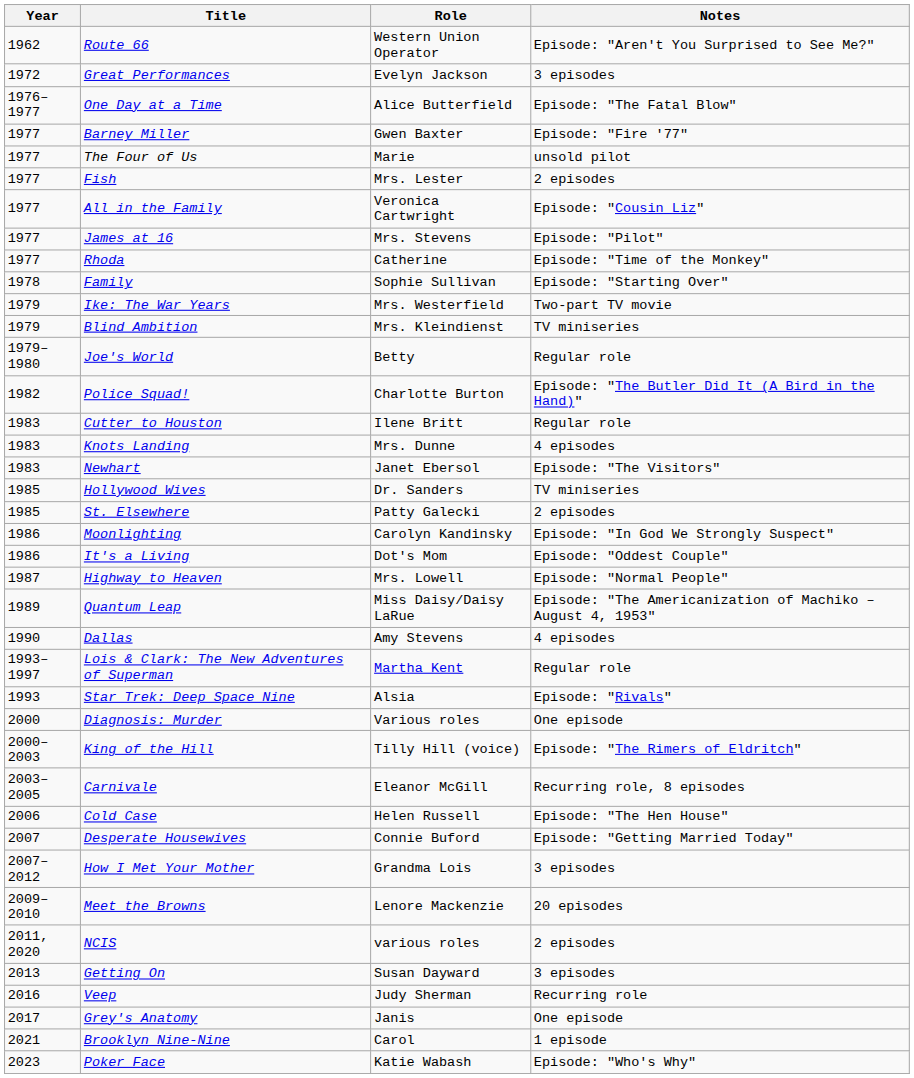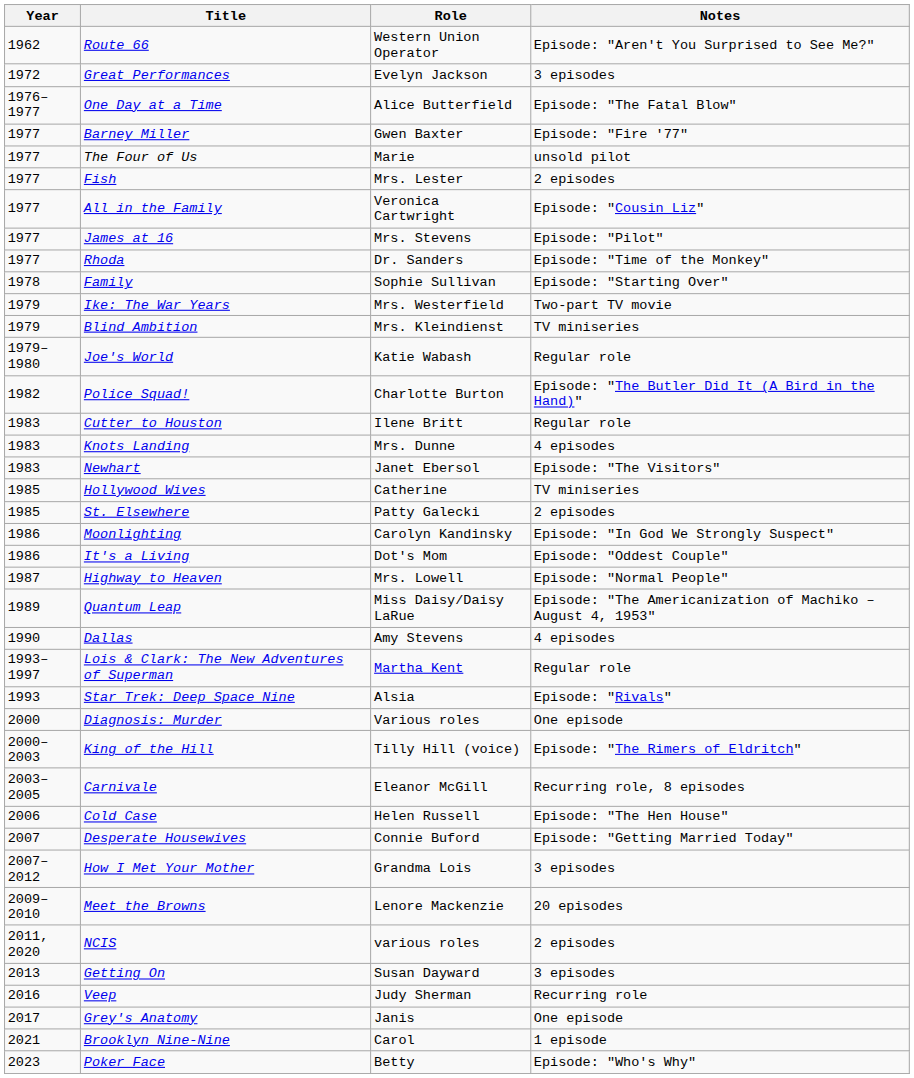(411, 261) Catherine -> (419, 261) Dr. Sanders
(394, 357) Betty -> (423, 357) Katie Wabash
(419, 490) Dr. Sanders -> (411, 490) Catherine
(423, 1062) Katie Wabash -> (394, 1062) Betty
